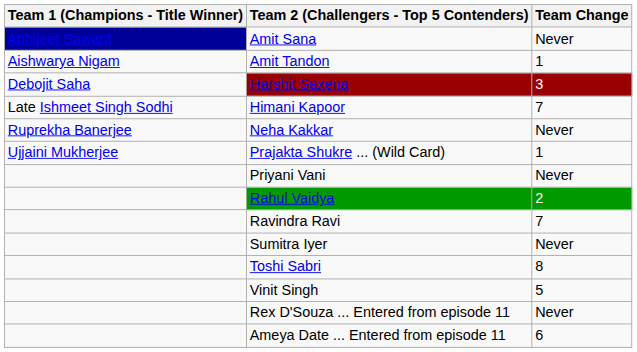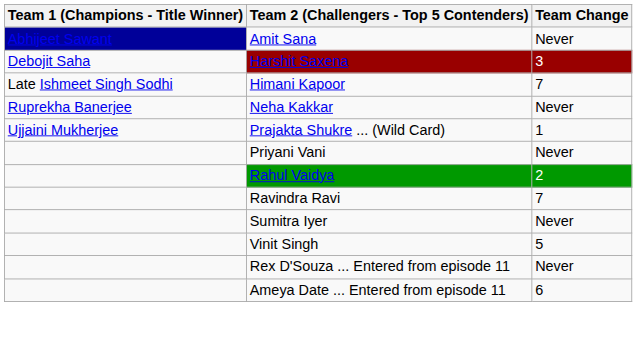- row: (290, 61)
- row: (285, 267)
